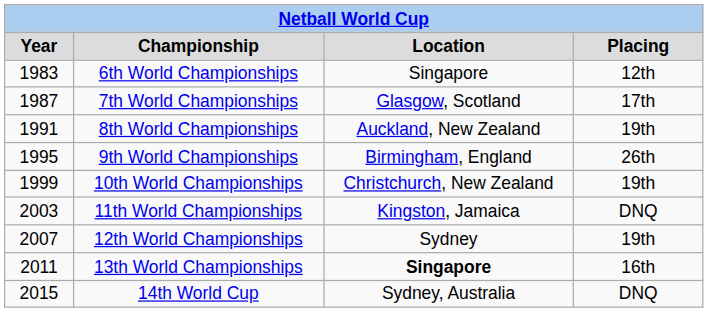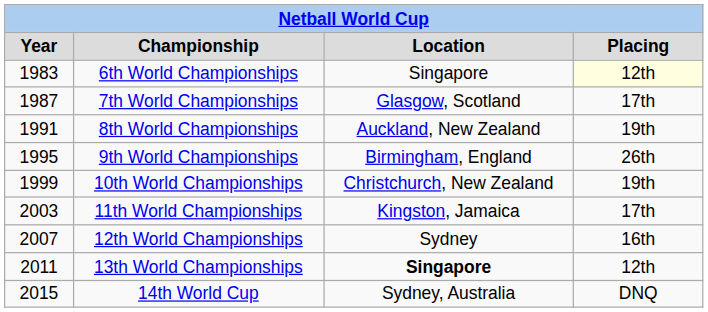(638, 74) no background -> (638, 74) lightyellow background
(638, 211) DNQ -> (638, 211) 17th
(638, 239) 19th -> (638, 239) 16th
(638, 267) 16th -> (638, 267) 12th
